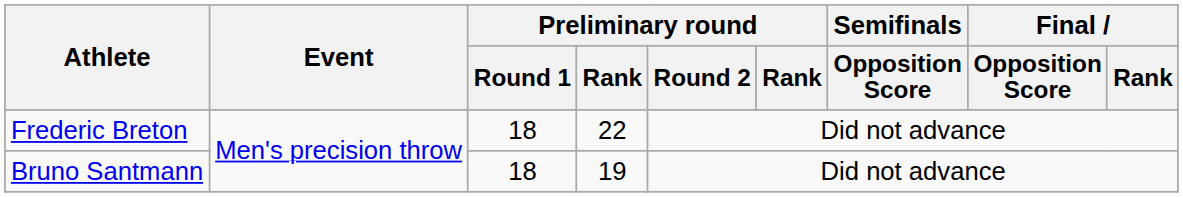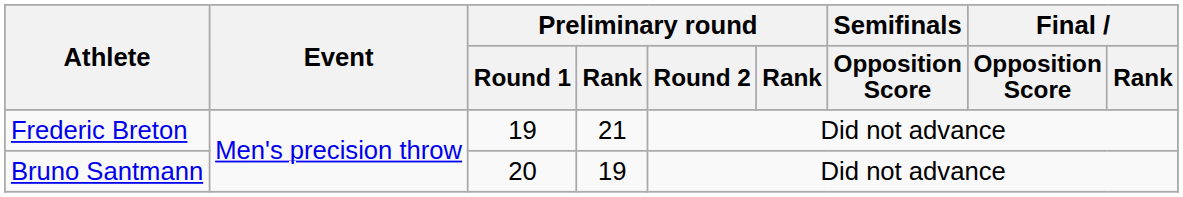(522, 131) 18 -> (522, 131) 19
(612, 131) 22 -> (612, 131) 21
(522, 171) 18 -> (522, 171) 20
